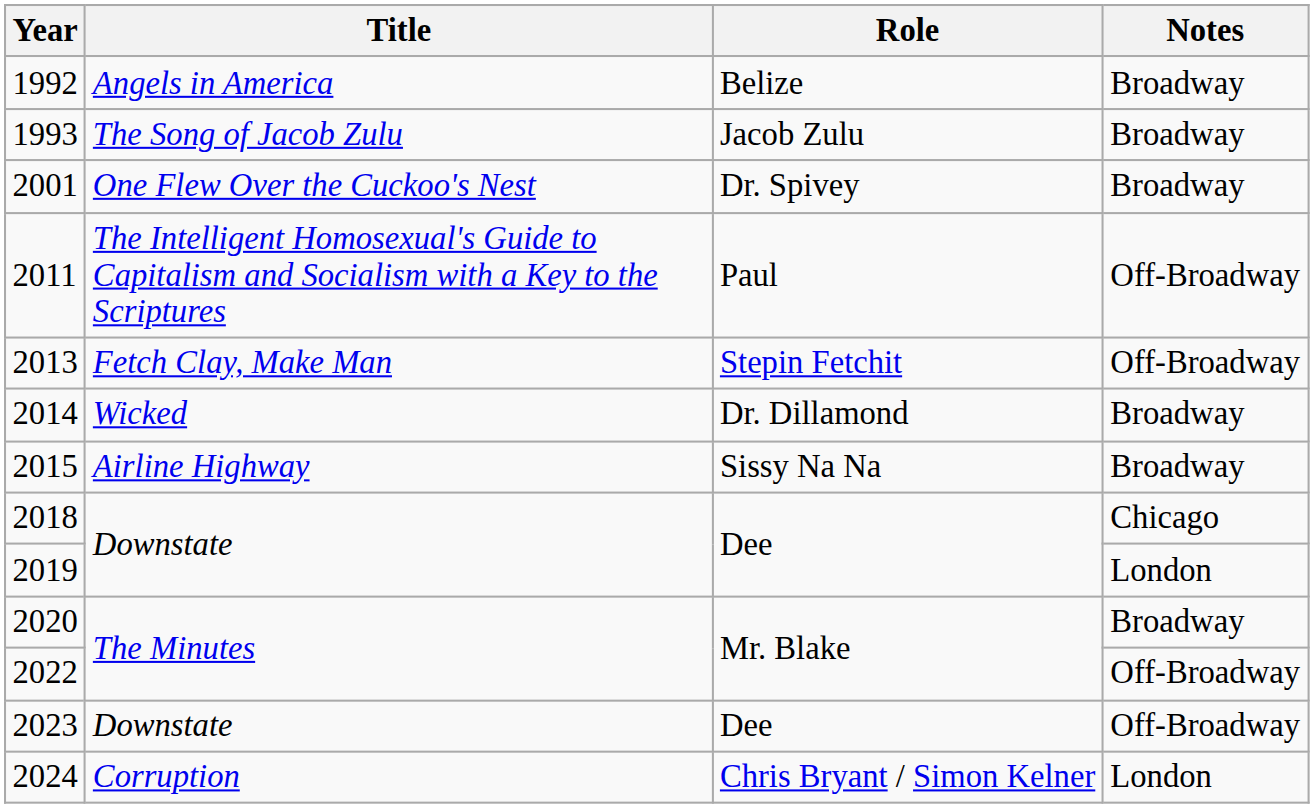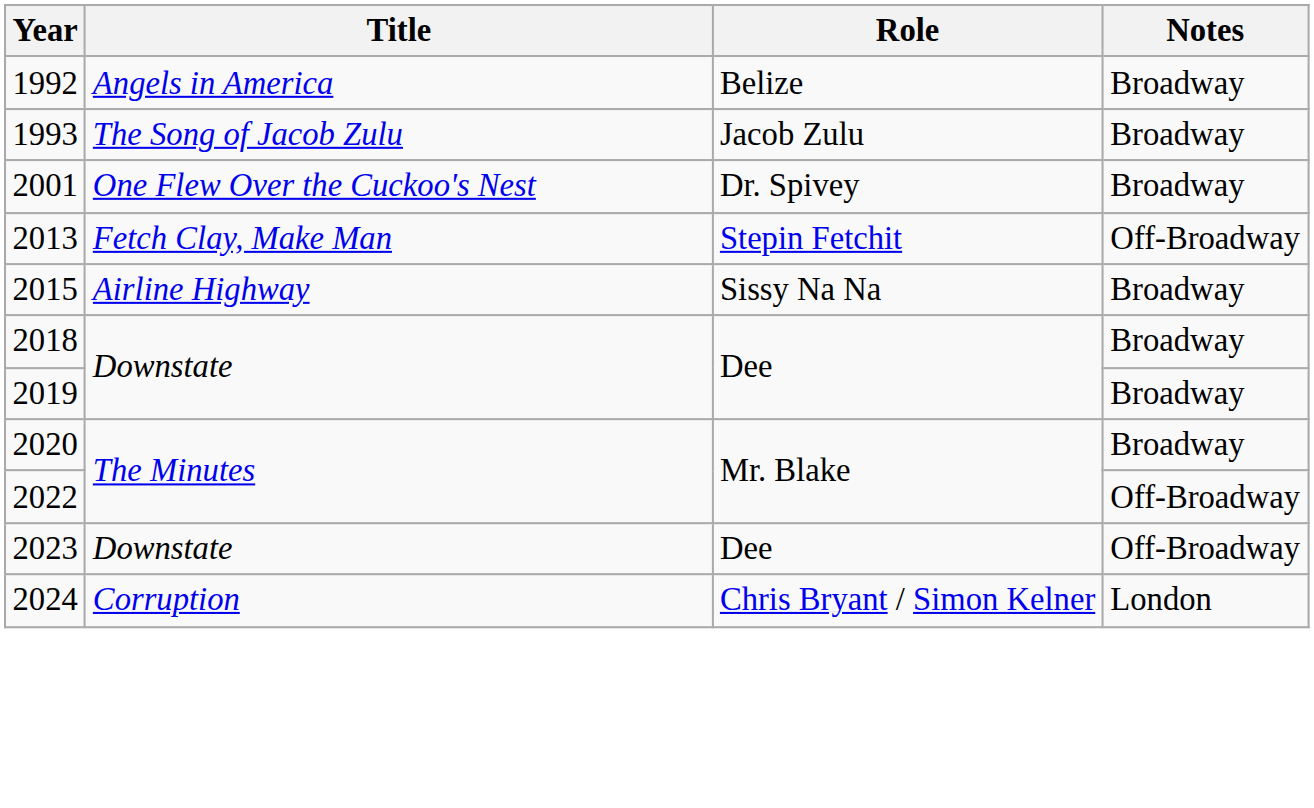- row: (45, 274)
- row: (45, 414)
(1165, 517) Chicago -> (1177, 340) Broadway
(1161, 569) London -> (1177, 392) Broadway
